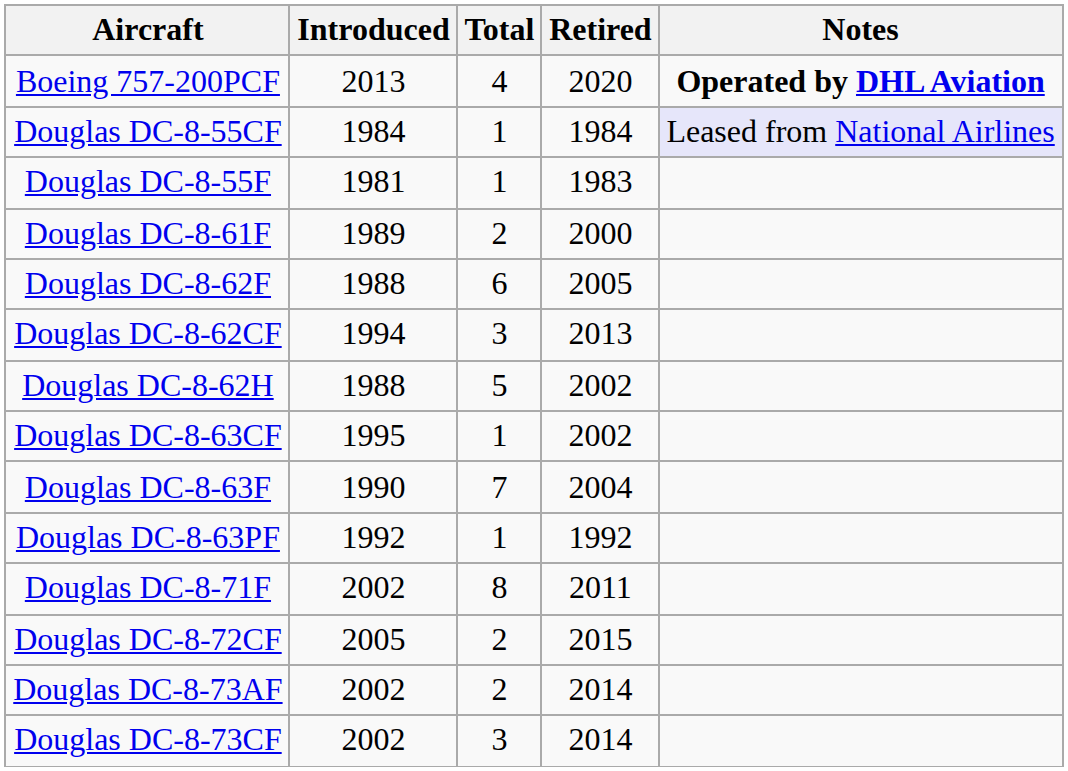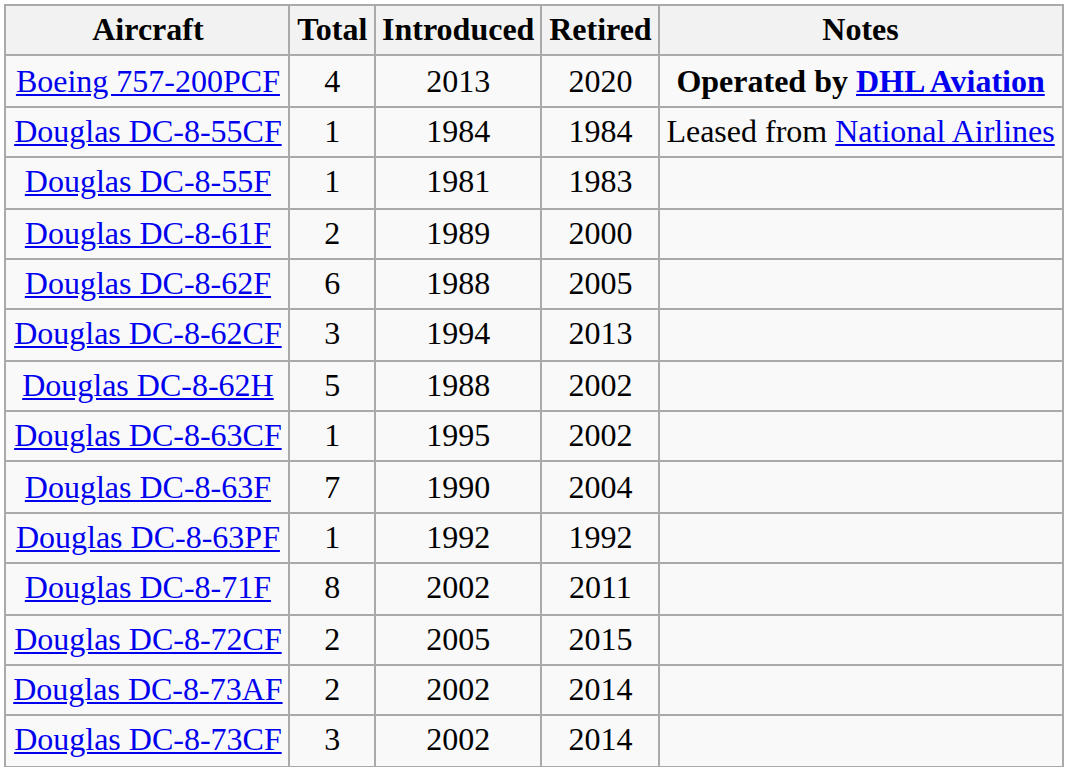columns swapped: (499, 29) <-> (374, 29)
(861, 131) lavender background -> (861, 131) no background
